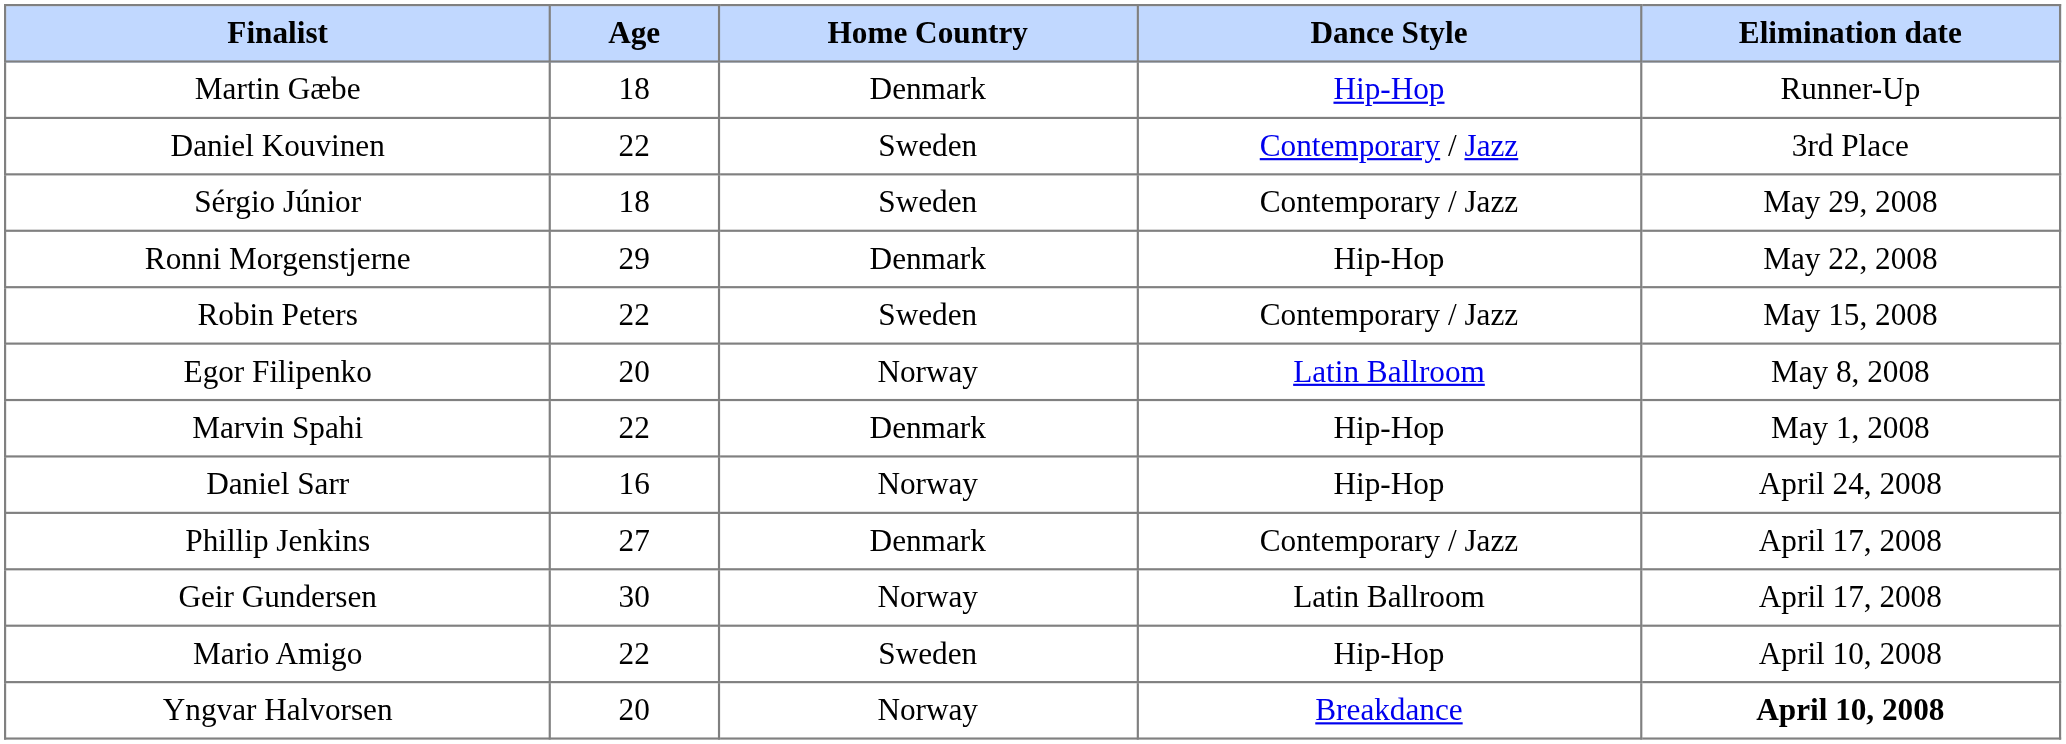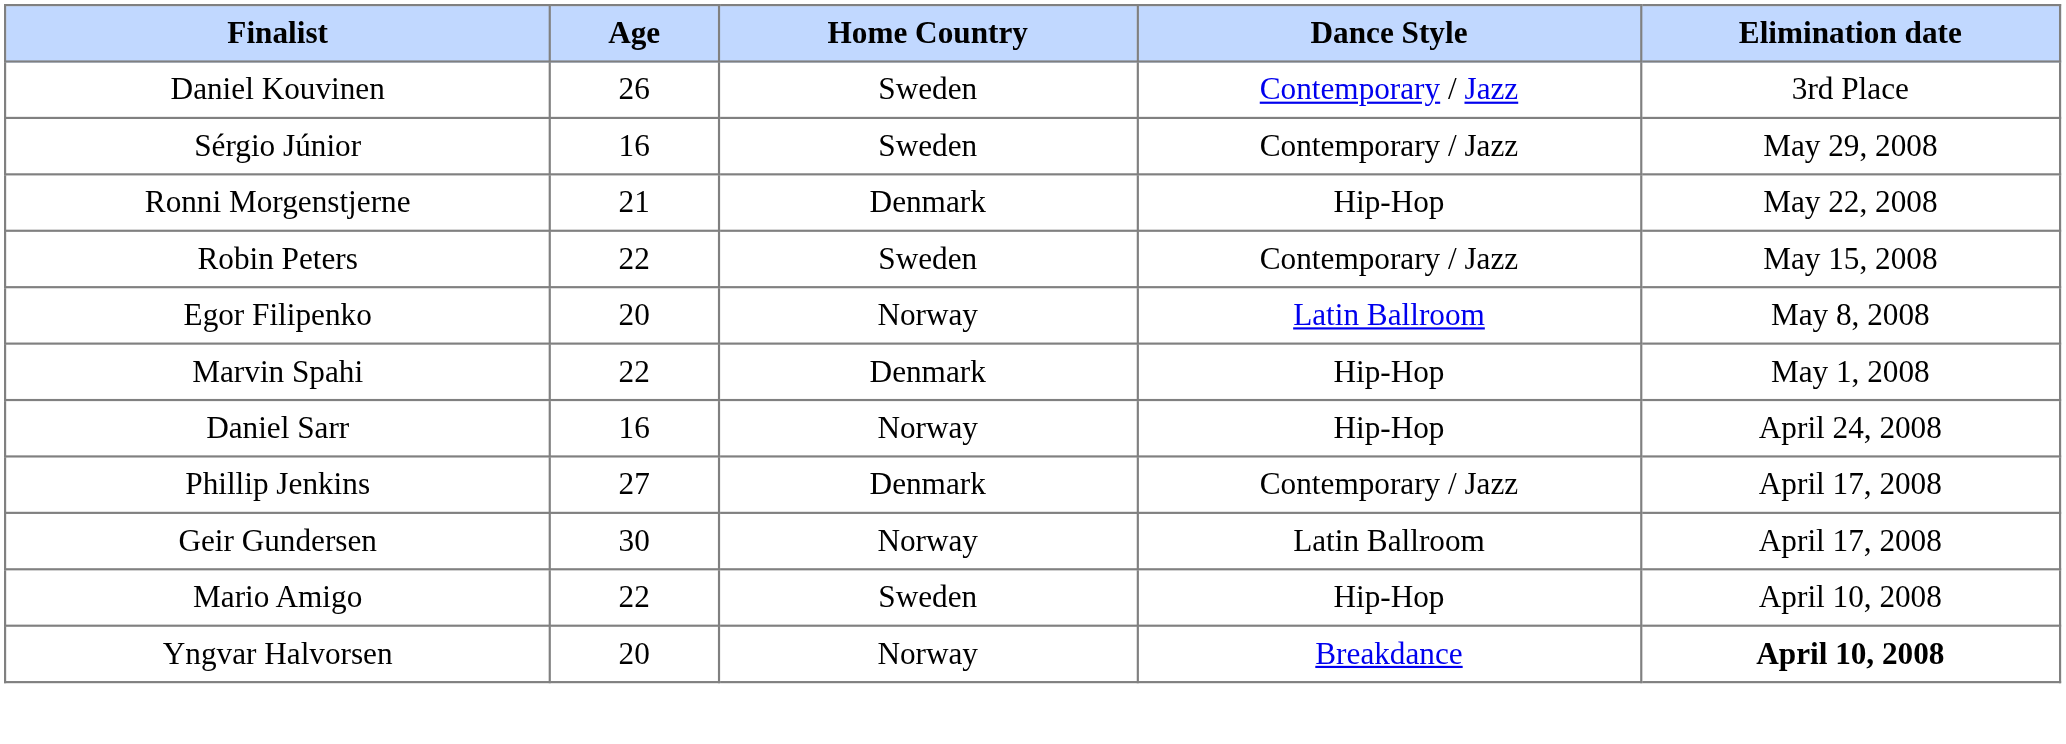- row: (278, 89)
(634, 145) 22 -> (634, 89) 26
(634, 201) 18 -> (634, 145) 16
(634, 258) 29 -> (634, 201) 21
